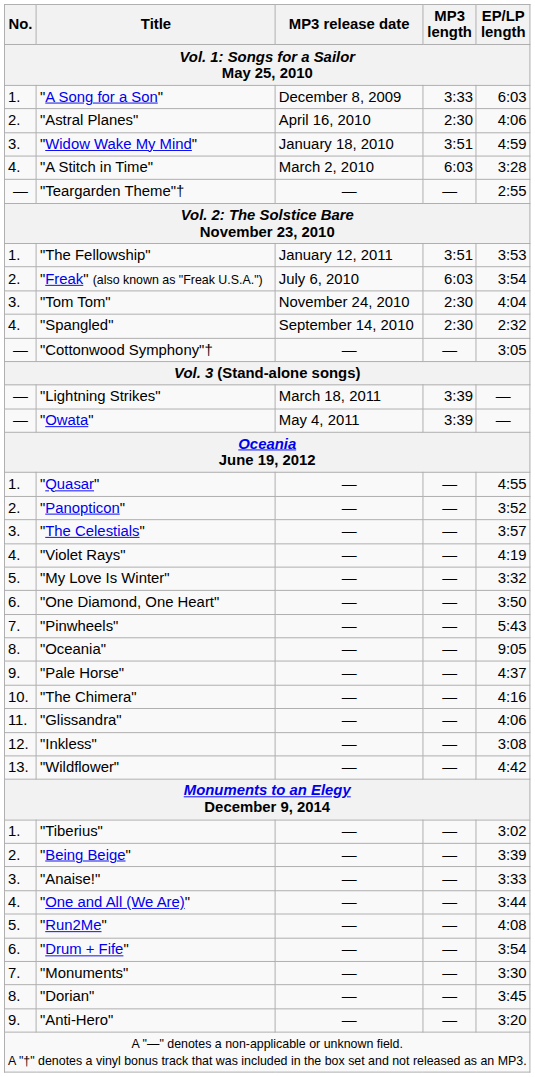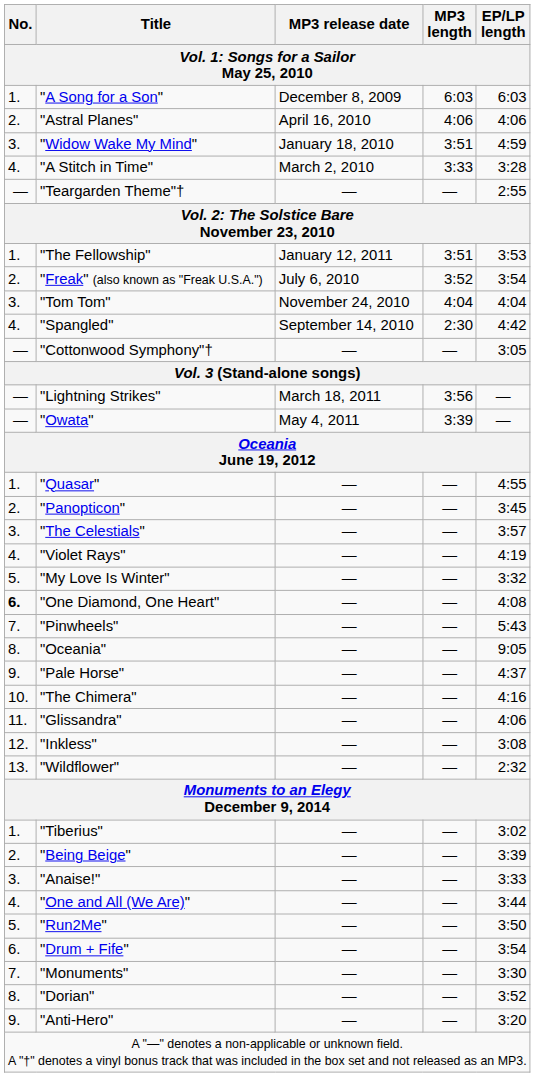(459, 96) 3:33 -> (459, 96) 6:03
(459, 120) 2:30 -> (459, 120) 4:06
(459, 167) 6:03 -> (459, 167) 3:33
(459, 278) 6:03 -> (459, 278) 3:52
(459, 302) 2:30 -> (459, 302) 4:04
(512, 326) 2:32 -> (512, 326) 4:42
(459, 396) 3:39 -> (459, 396) 3:56
(512, 508) 3:52 -> (512, 508) 3:45
(14, 602) normal -> (14, 602) bold
(512, 602) 3:50 -> (512, 602) 4:08
(512, 767) 4:42 -> (512, 767) 2:32
(512, 925) 4:08 -> (512, 925) 3:50
(512, 996) 3:45 -> (512, 996) 3:52
